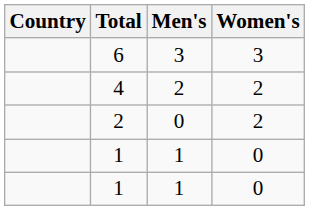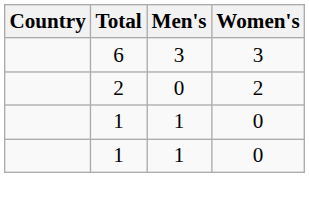- row: (119, 88)
